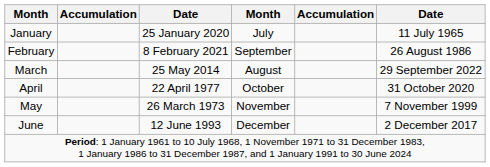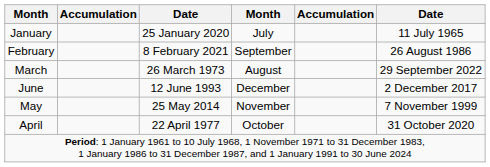(186, 70) 25 May 2014 -> (186, 70) 26 March 1973
rows swapped: (31, 88) <-> (31, 125)
(186, 106) 26 March 1973 -> (186, 106) 25 May 2014
